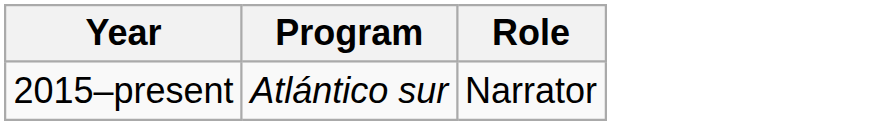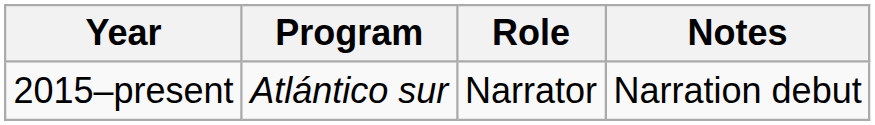+ column: (738, 33)
